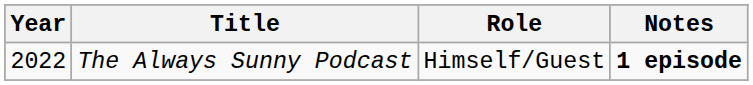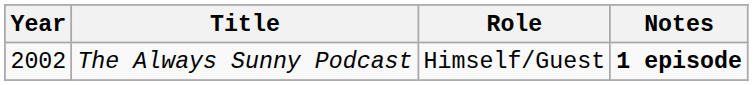(38, 62) 2022 -> (38, 62) 2002
